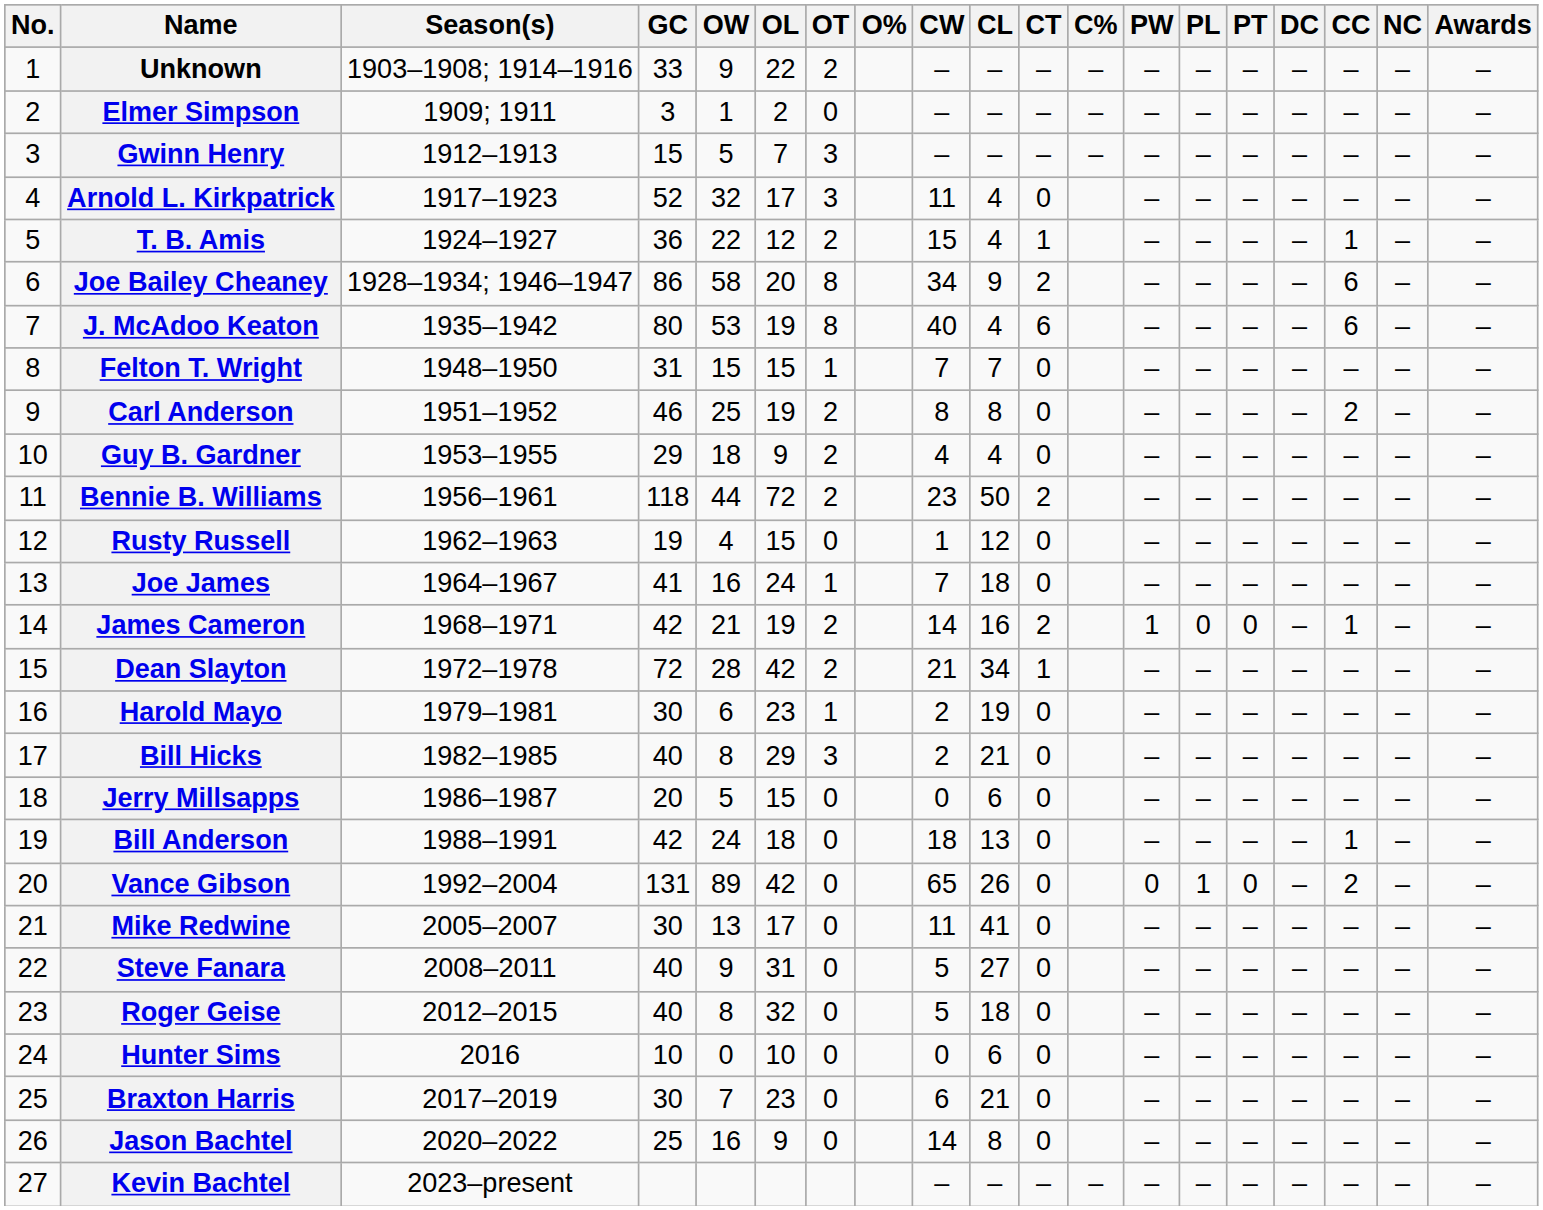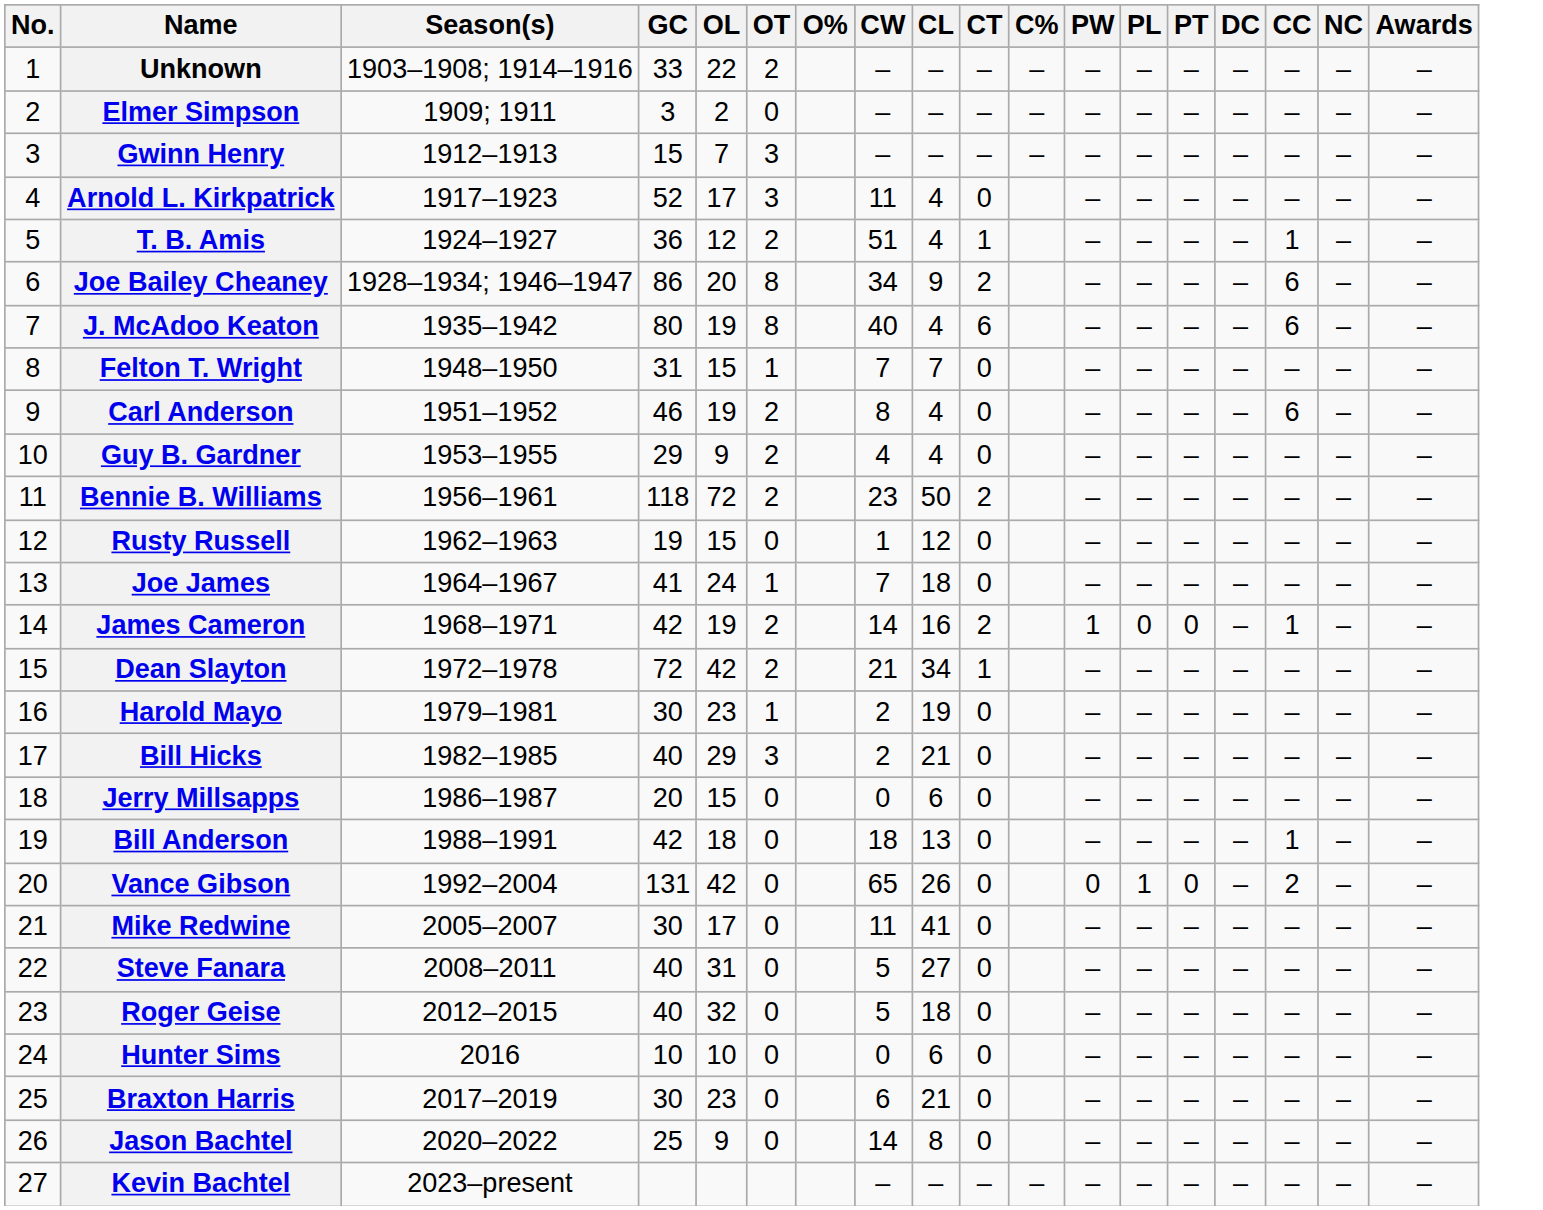- column: (726, 25)
(942, 240) 15 -> (883, 240) 51
(995, 411) 8 -> (936, 411) 4
(1351, 411) 2 -> (1292, 411) 6
